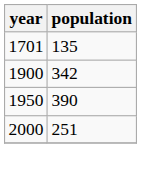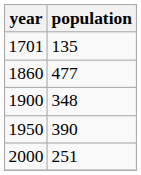+ row: (26, 73)
(65, 73) 342 -> (65, 101) 348
